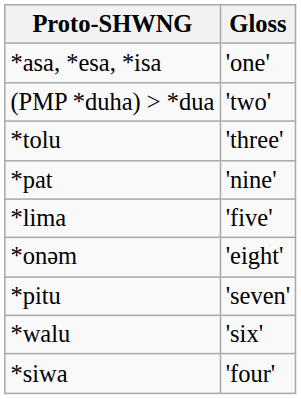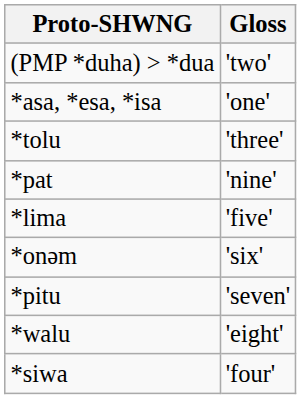rows swapped: (86, 62) <-> (112, 101)
(255, 256) 'eight' -> (244, 256) 'six'
(244, 334) 'six' -> (255, 334) 'eight'
